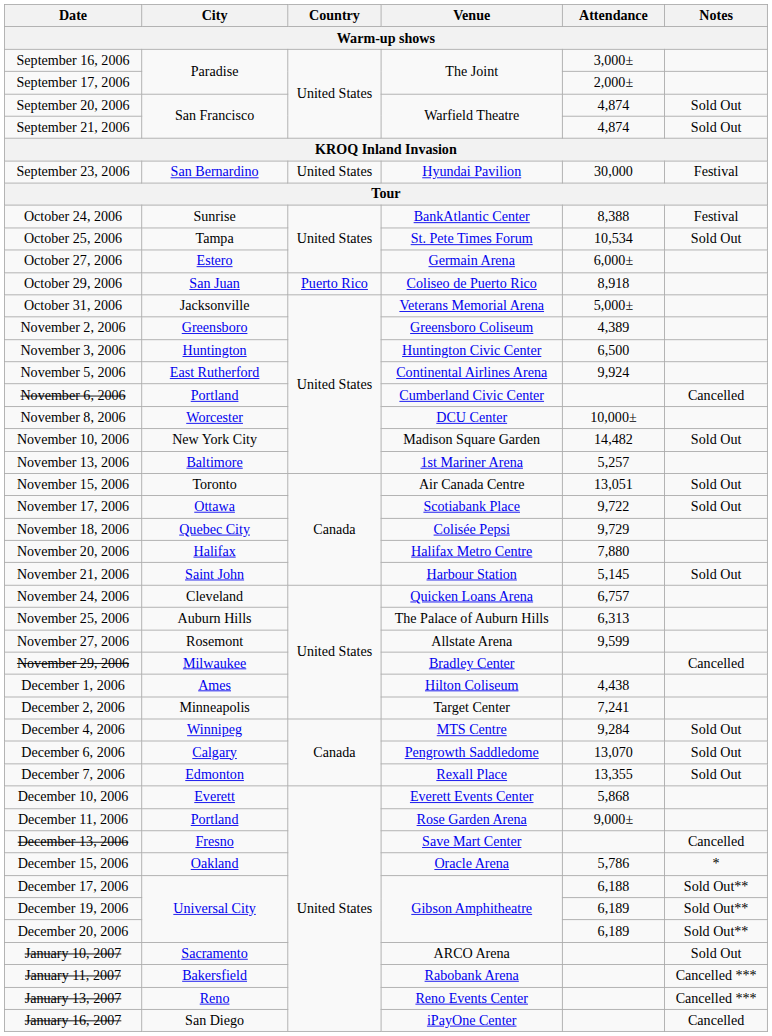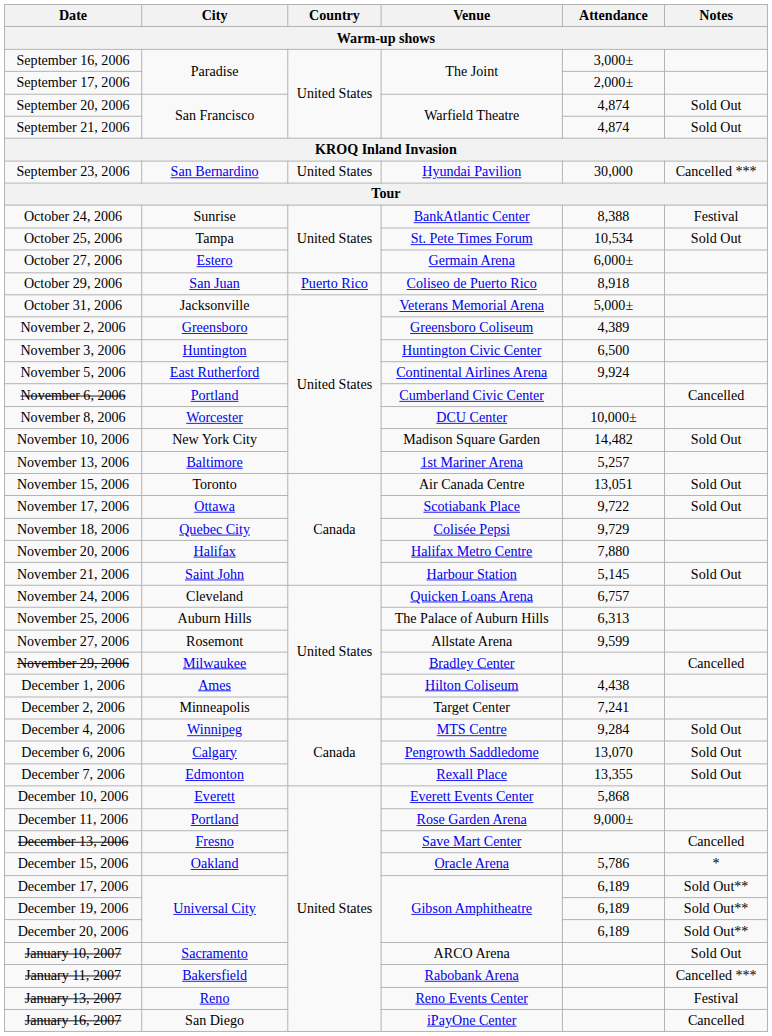(716, 171) Festival -> (716, 171) Cancelled ***
(613, 886) 6,188 -> (613, 886) 6,189
(716, 998) Cancelled *** -> (716, 998) Festival
